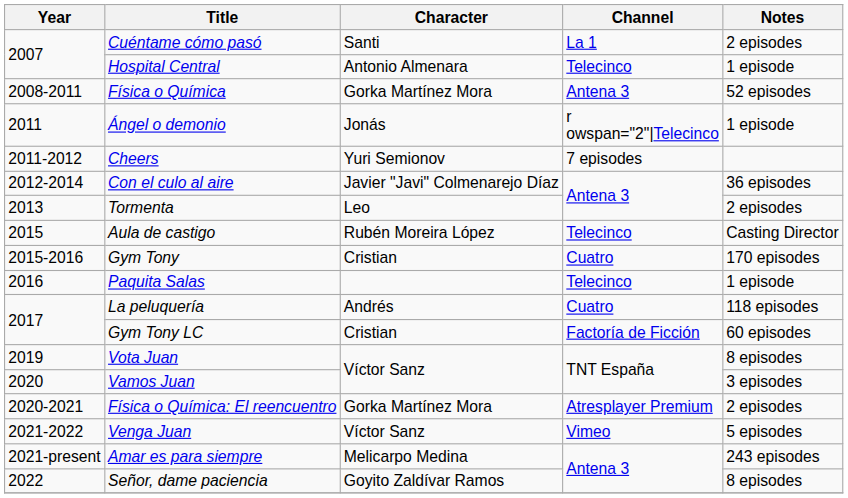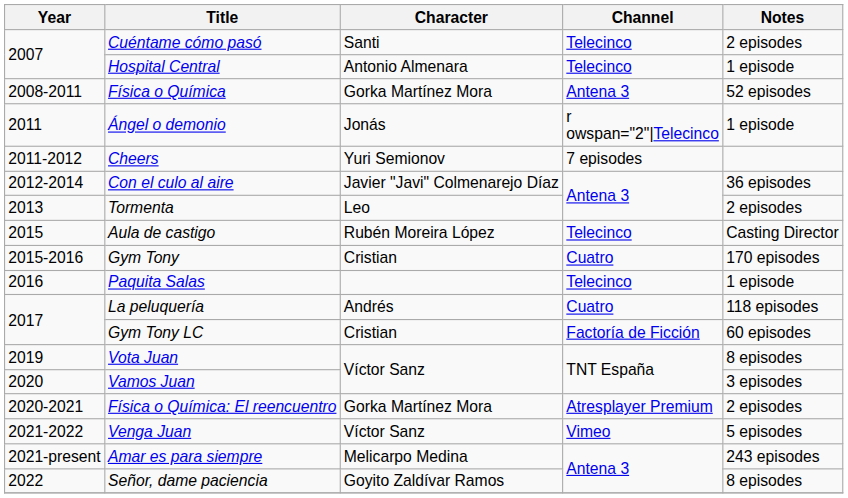(582, 42) La 1 -> (599, 42) Telecinco
